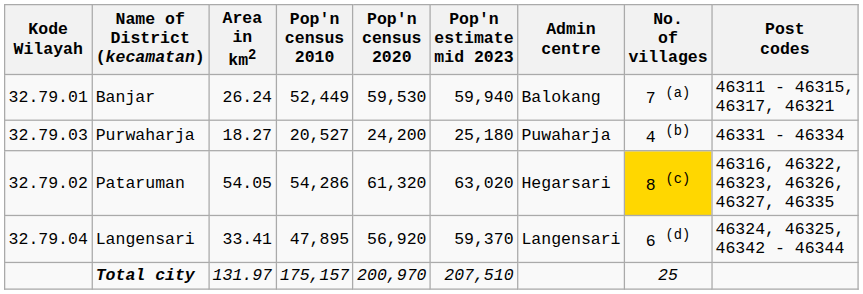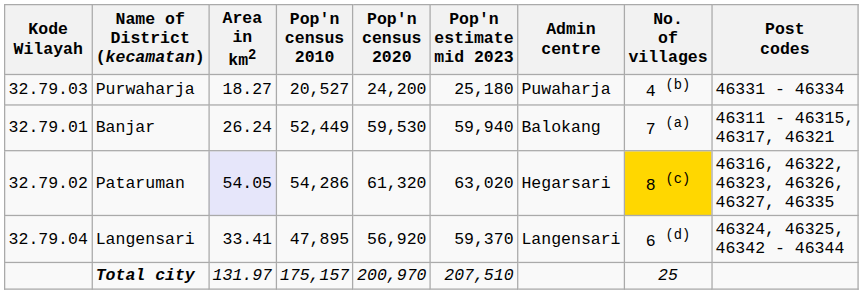rows swapped: (125, 97) <-> (145, 135)
(247, 183) no background -> (247, 183) lavender background
